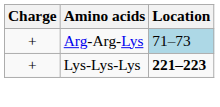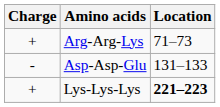(172, 41) lightblue background -> (173, 41) no background
+ row: (105, 65)
